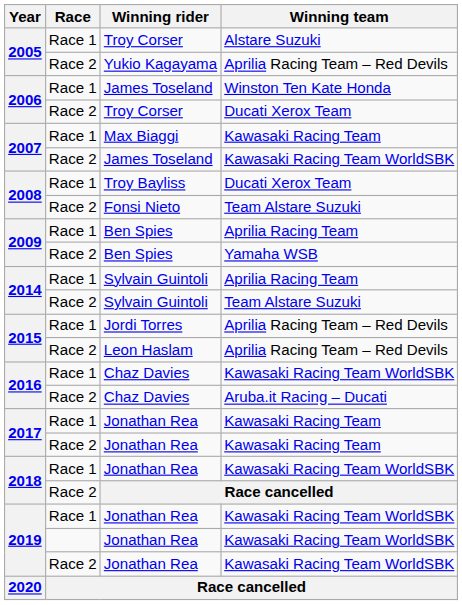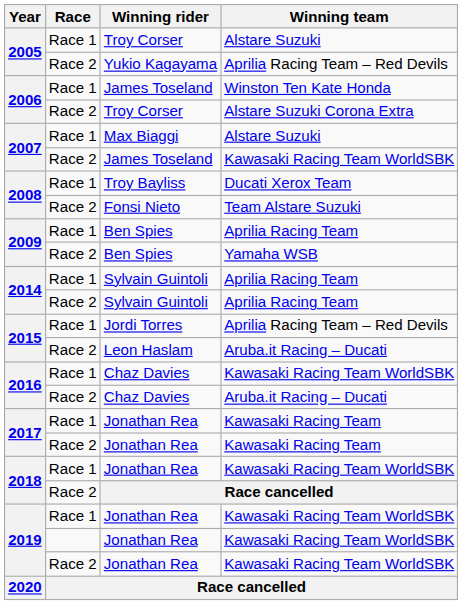(288, 111) Ducati Xerox Team -> (319, 111) Alstare Suzuki Corona Extra
(302, 135) Kawasaki Racing Team -> (272, 135) Alstare Suzuki
(293, 302) Team Alstare Suzuki -> (291, 302) Aprilia Racing Team
(336, 349) Aprilia Racing Team – Red Devils -> (306, 349) Aruba.it Racing – Ducati
